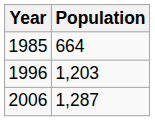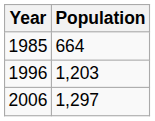(77, 101) 1,287 -> (77, 101) 1,297
